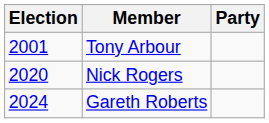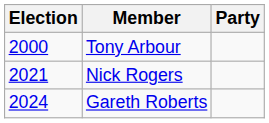(28, 46) 2001 -> (28, 46) 2000
(28, 74) 2020 -> (28, 74) 2021
